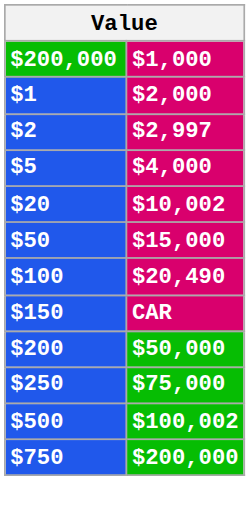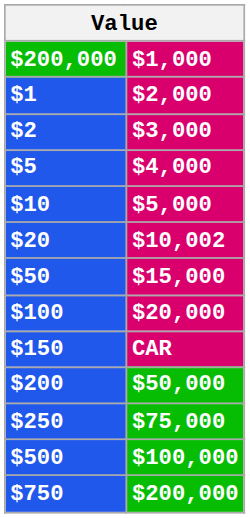(172, 132) $2,997 -> (172, 132) $3,000
+ row: (30, 204)
(179, 277) $20,490 -> (179, 313) $20,000
(185, 422) $100,002 -> (185, 458) $100,000
